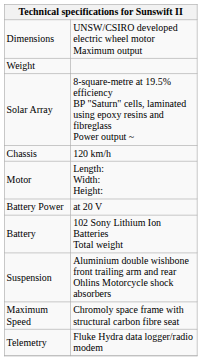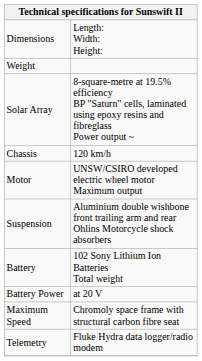(125, 39) UNSW/CSIRO developed electric wheel motor Maximum output -> (89, 39) Length: Width: Height:
(89, 180) Length: Width: Height: -> (125, 180) UNSW/CSIRO developed electric wheel motor Maximum output
rows swapped: (29, 277) <-> (35, 207)
